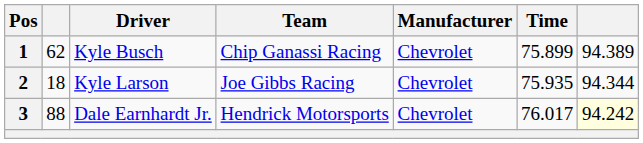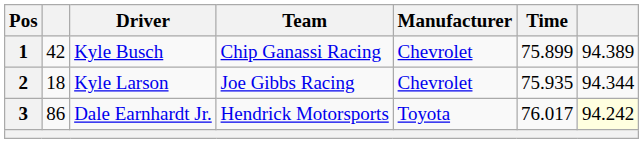(56, 51) 62 -> (56, 51) 42
(56, 114) 88 -> (56, 114) 86
(435, 114) Chevrolet -> (424, 114) Toyota
